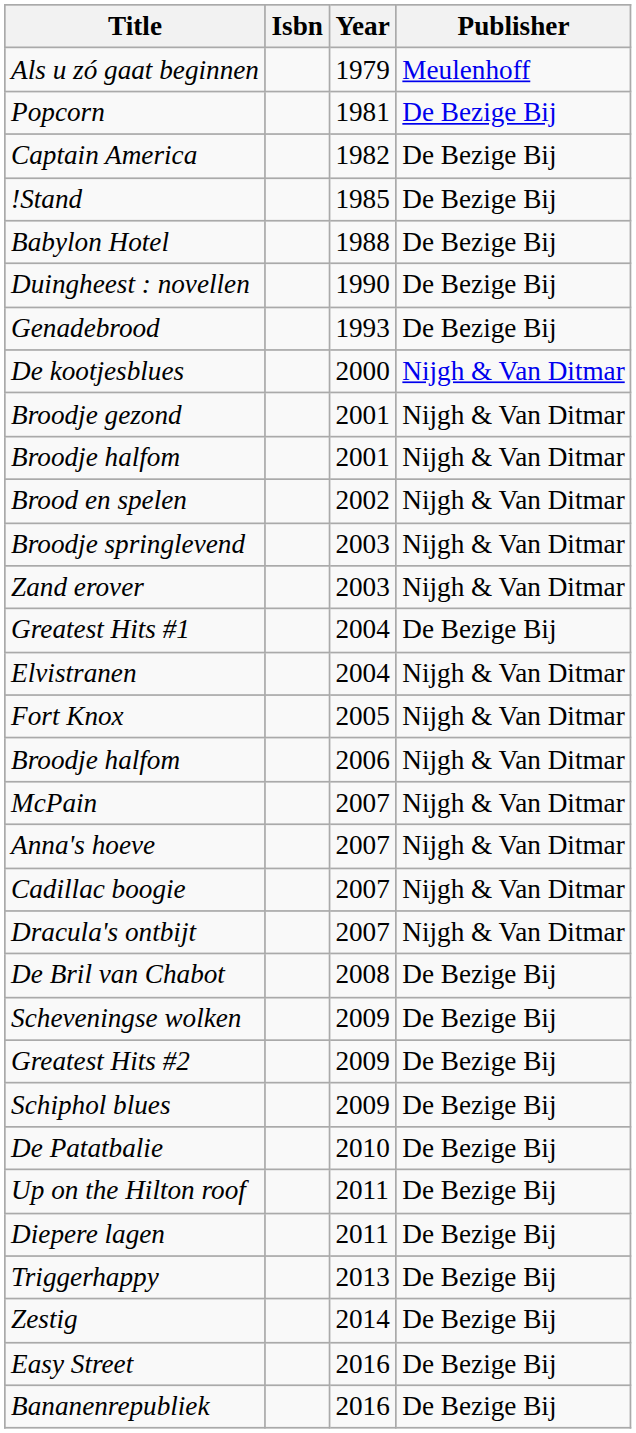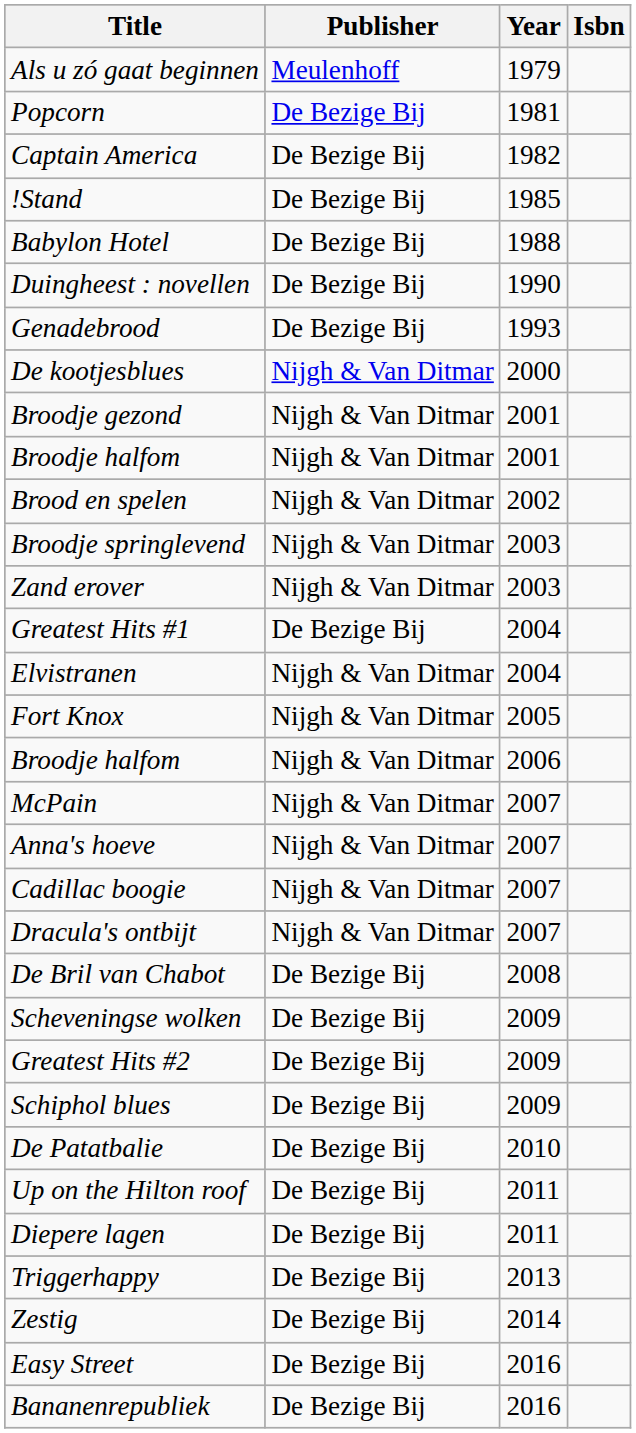columns swapped: (514, 26) <-> (297, 26)
